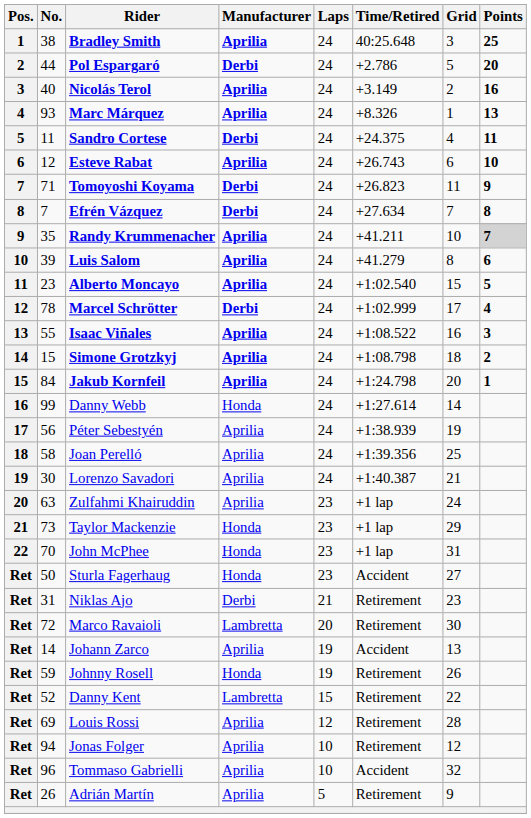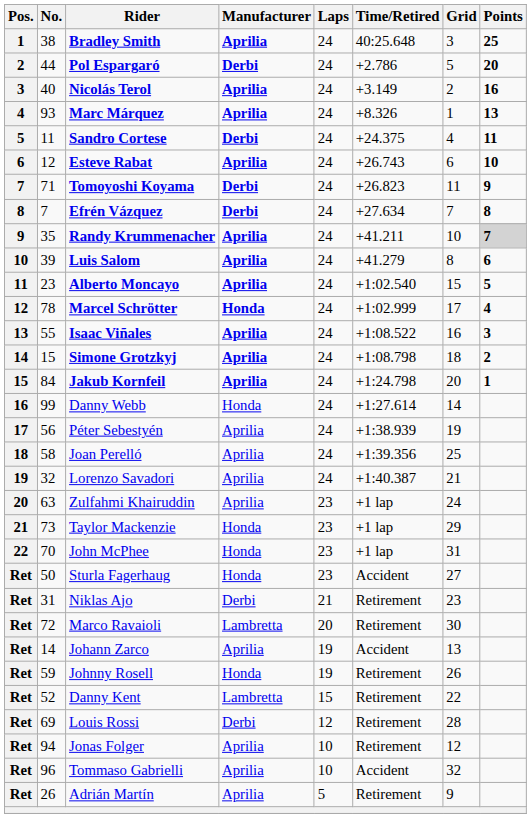(240, 308) Derbi -> (243, 308) Honda
(48, 478) 30 -> (48, 478) 32
(243, 721) Aprilia -> (239, 721) Derbi
